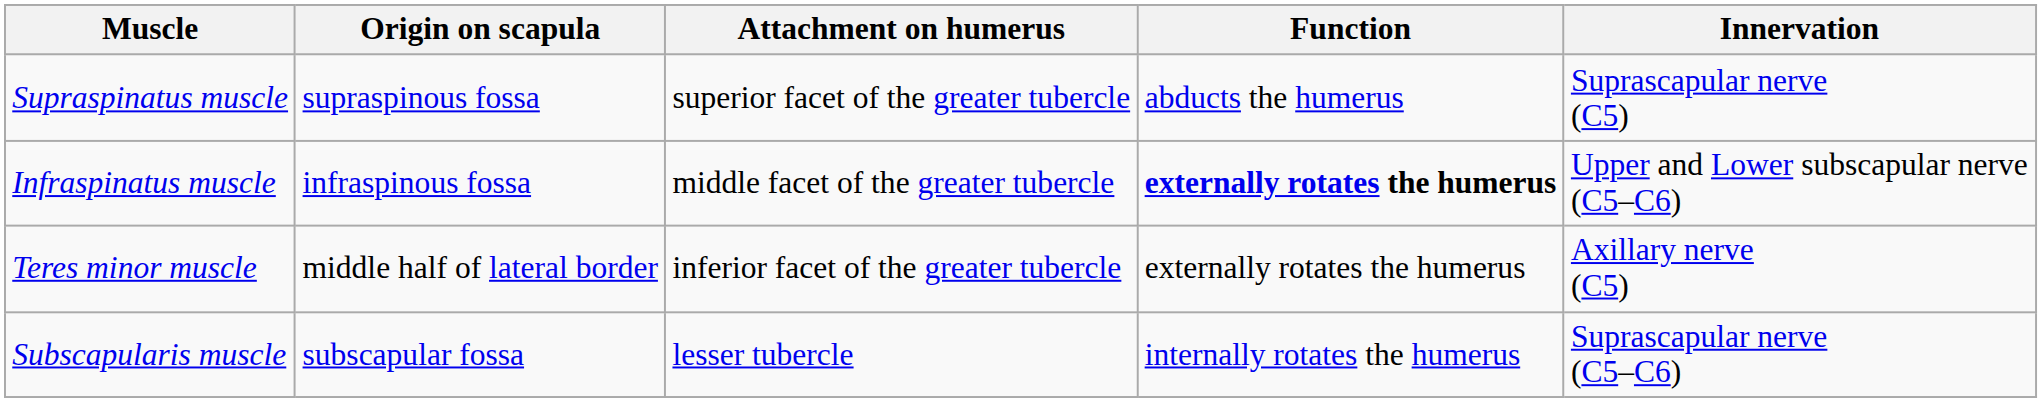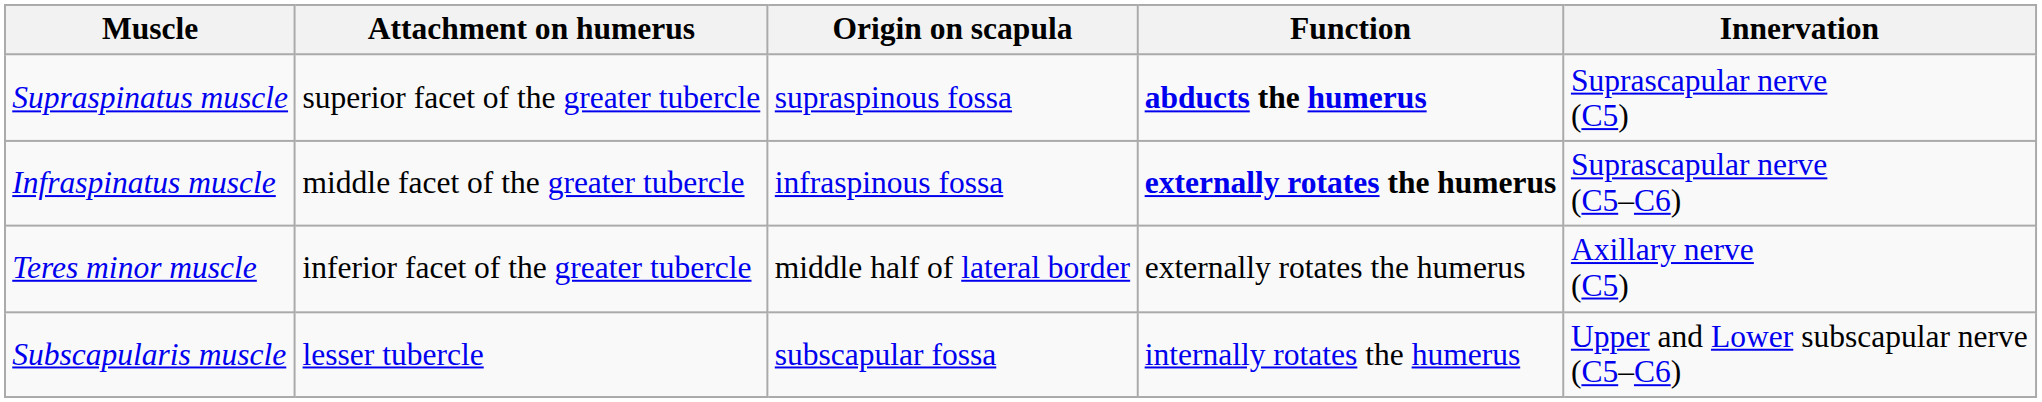columns swapped: (480, 29) <-> (901, 29)
(1274, 97) normal -> (1286, 97) bold
(1799, 182) Upper and Lower subscapular nerve (C5–C6) -> (1699, 182) Suprascapular nerve (C5–C6)
(1699, 353) Suprascapular nerve (C5–C6) -> (1799, 353) Upper and Lower subscapular nerve (C5–C6)
